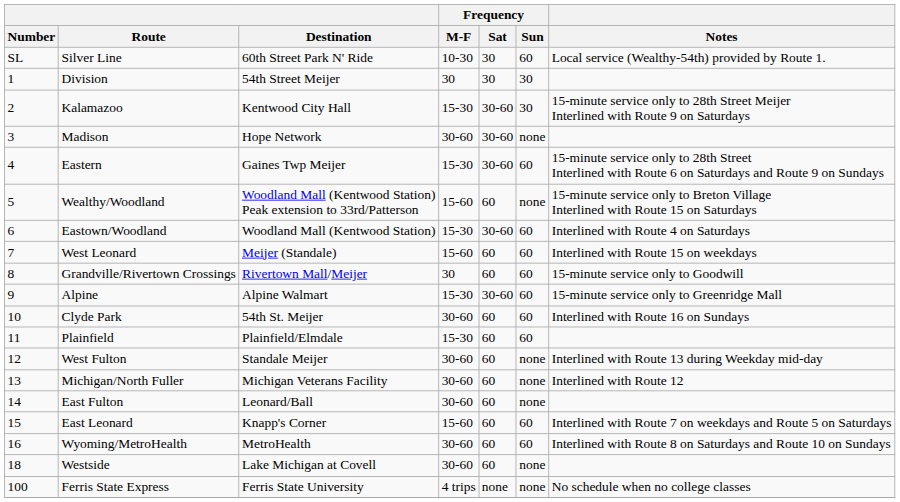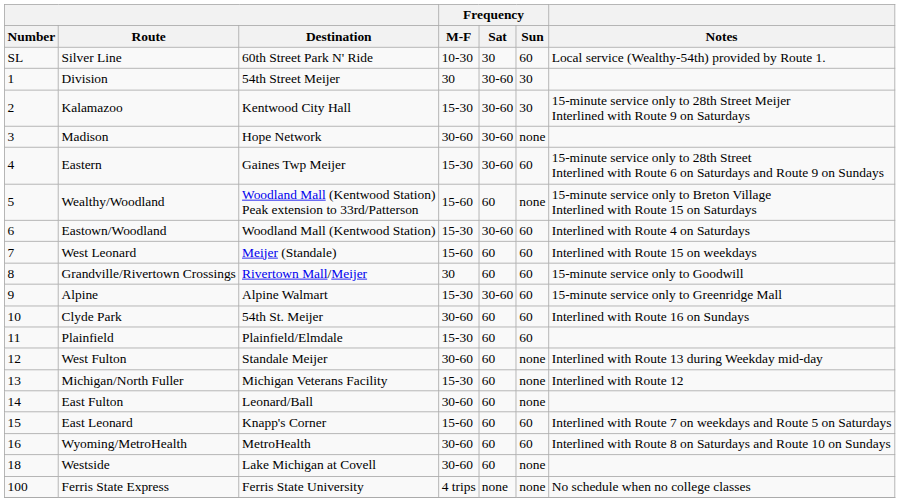(489, 79) 30 -> (497, 79) 30-60
(457, 380) 30-60 -> (457, 380) 15-30
